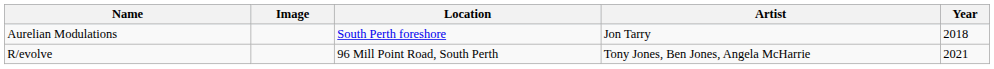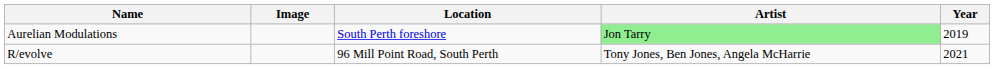(627, 34) no background -> (627, 34) lightgreen background
(956, 34) 2018 -> (956, 34) 2019
